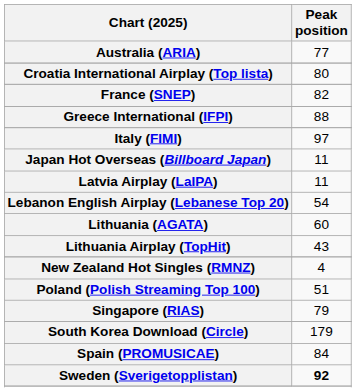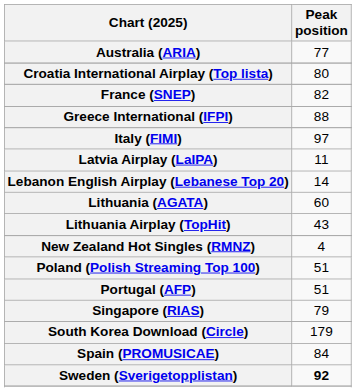- row: (148, 159)
(321, 203) 54 -> (321, 181) 14
+ row: (148, 289)
